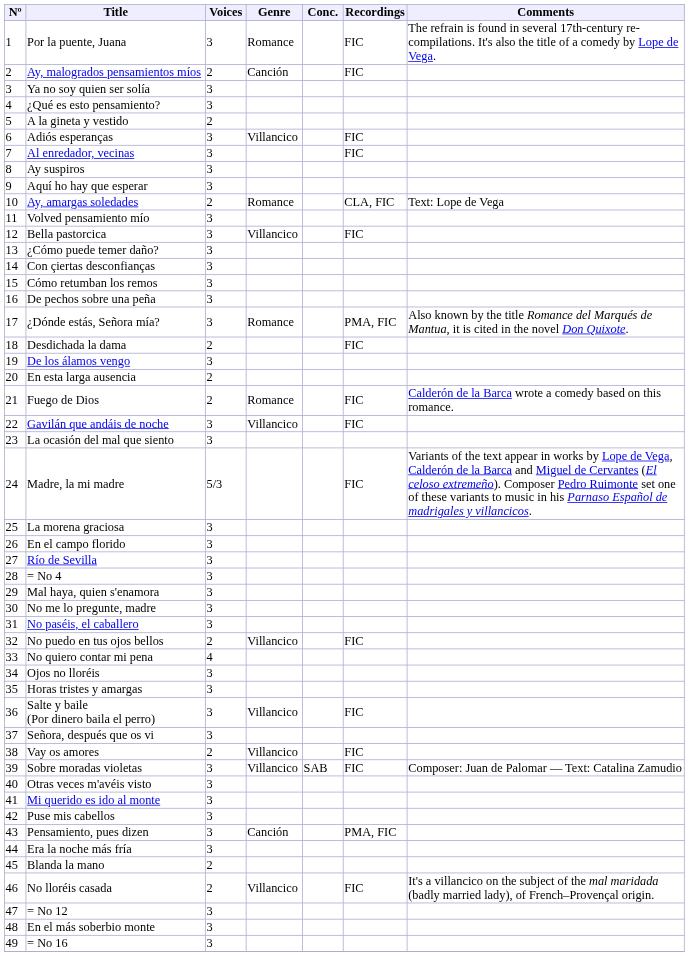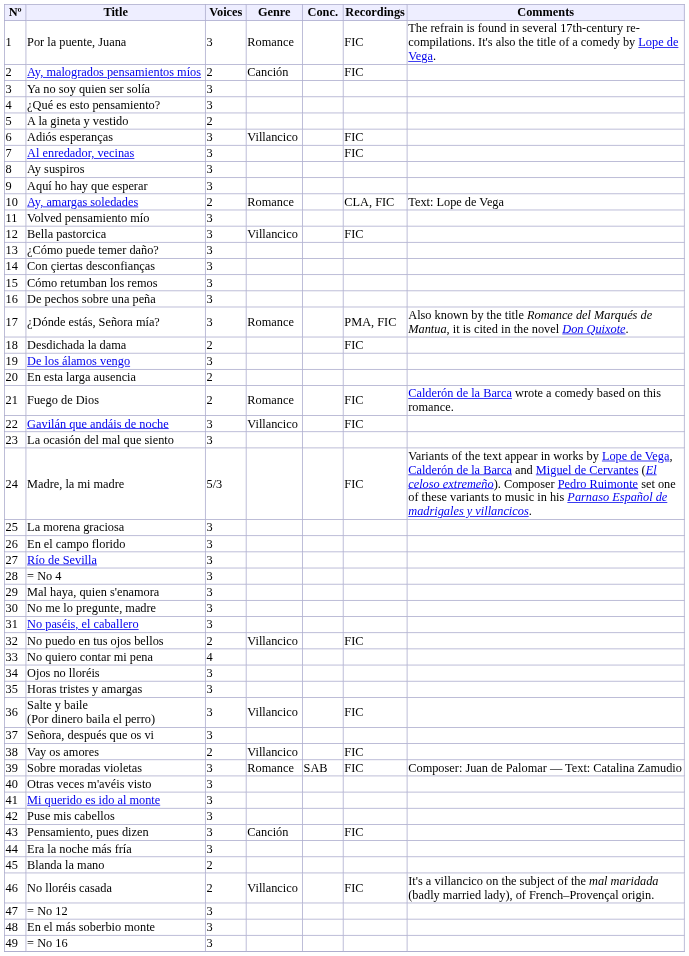(273, 767) Villancico -> (271, 767) Romance
(370, 832) PMA, FIC -> (354, 832) FIC
